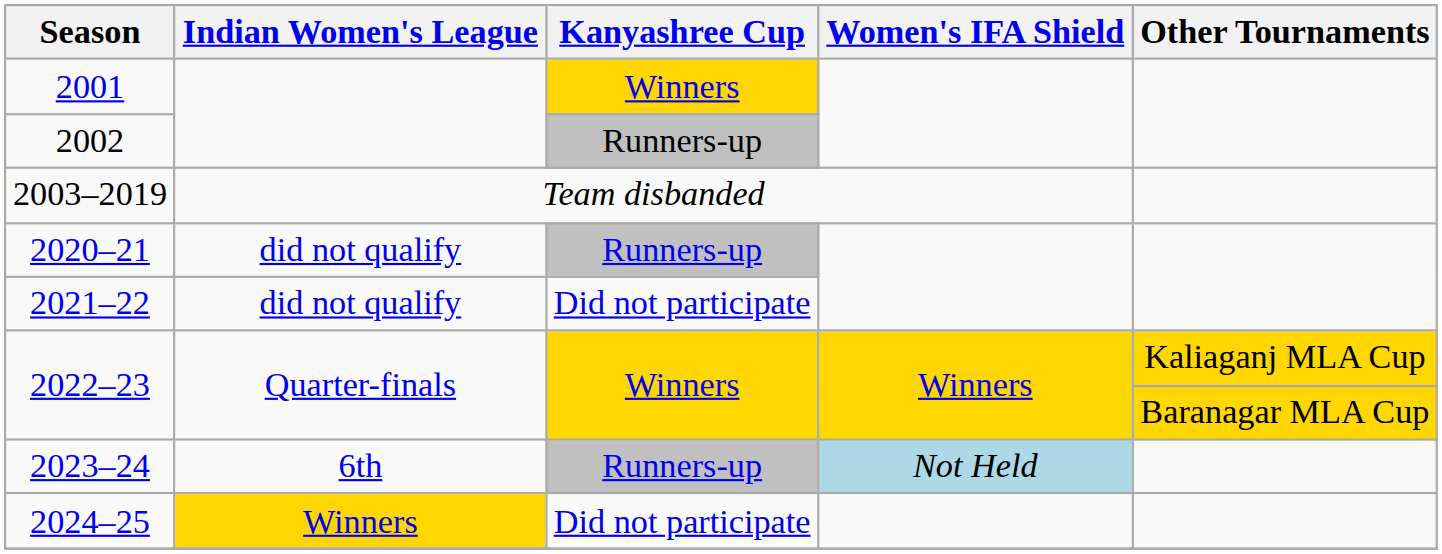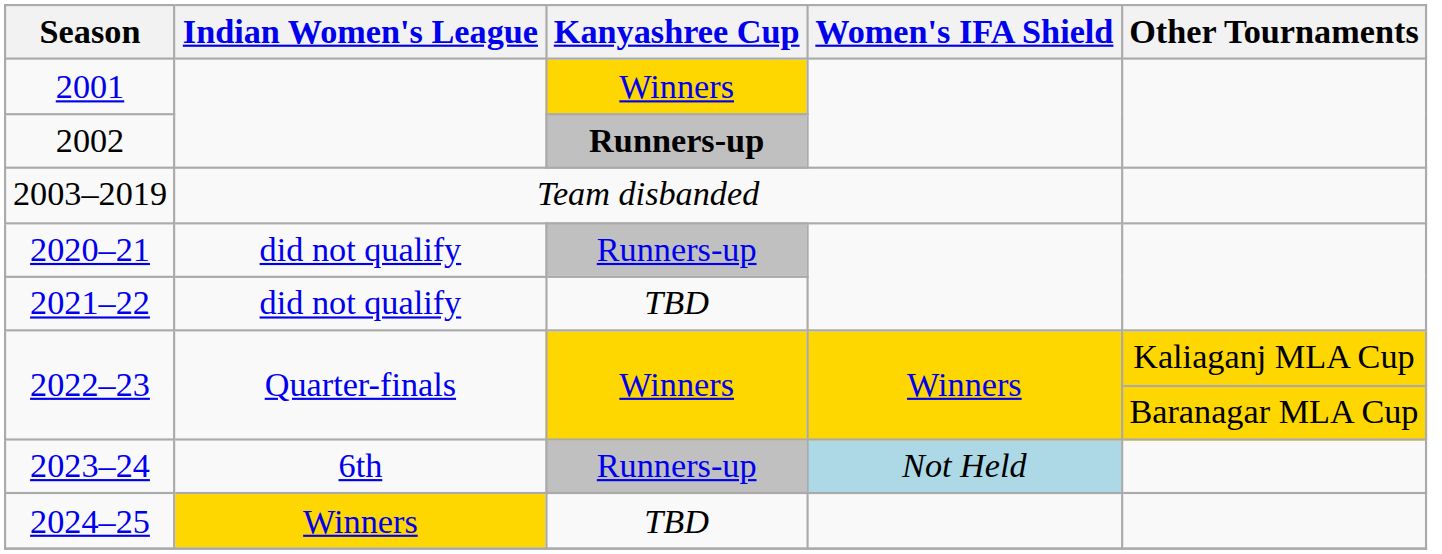(682, 140) normal -> (677, 140) bold
(682, 303) Did not participate -> (677, 303) TBD
(682, 520) Did not participate -> (677, 520) TBD
